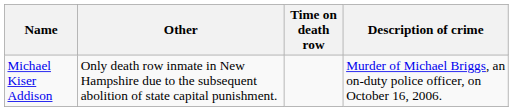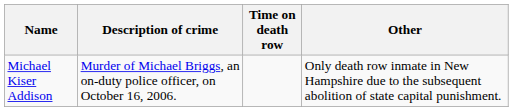columns swapped: (426, 29) <-> (181, 29)
